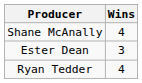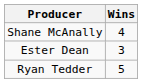(121, 69) 4 -> (121, 69) 5
